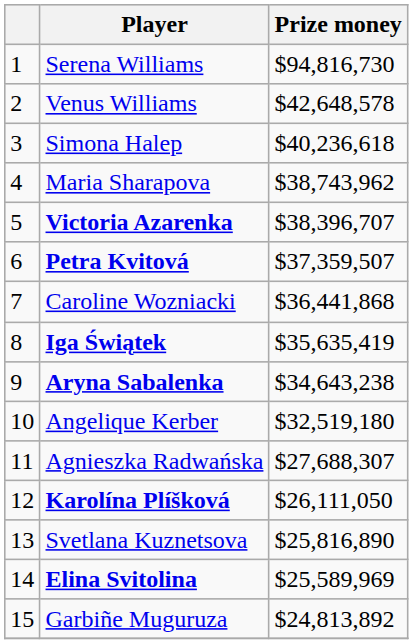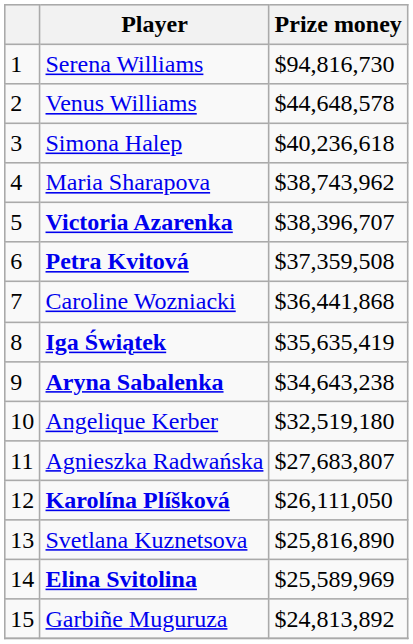(335, 103) $42,648,578 -> (335, 103) $44,648,578
(335, 262) $37,359,507 -> (335, 262) $37,359,508
(335, 460) $27,688,307 -> (335, 460) $27,683,807
